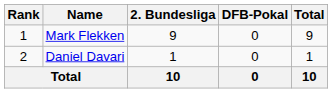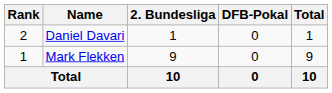rows swapped: (85, 35) <-> (85, 56)
